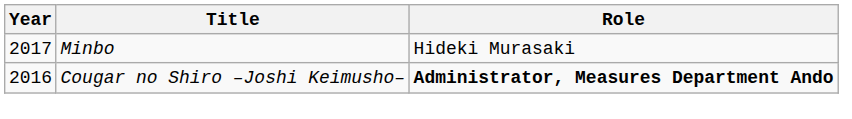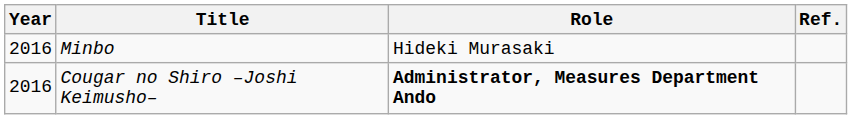+ column: (821, 19)
(31, 49) 2017 -> (31, 49) 2016
